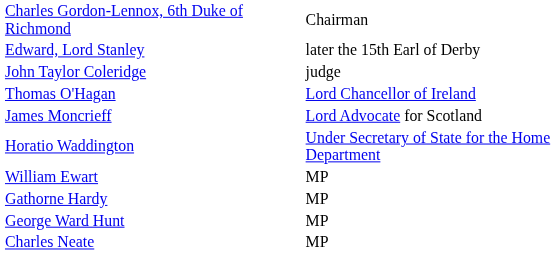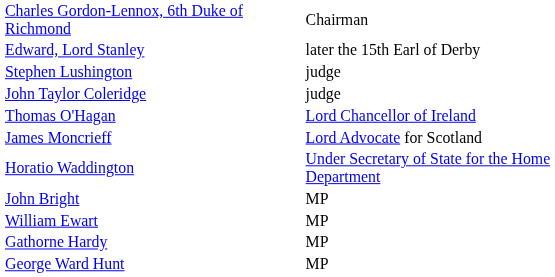+ row: (69, 72)
+ row: (42, 198)
- row: (50, 242)
